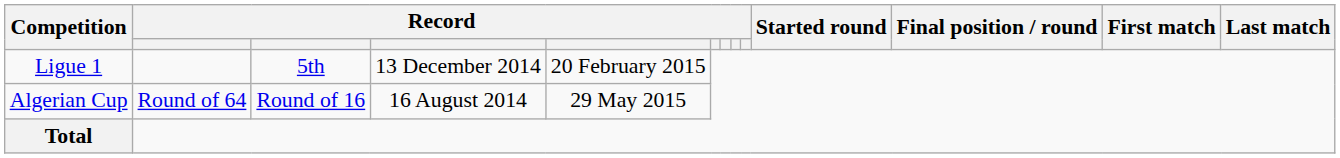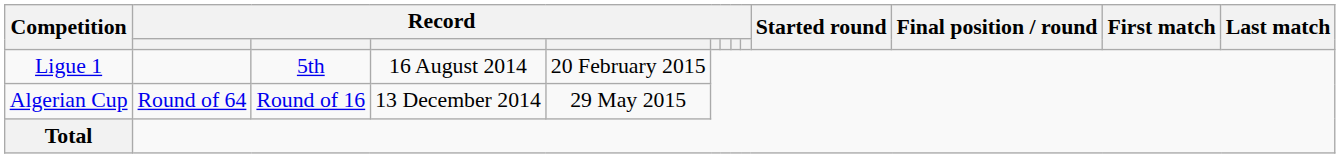(458, 66) 13 December 2014 -> (458, 66) 16 August 2014
(458, 100) 16 August 2014 -> (458, 100) 13 December 2014
